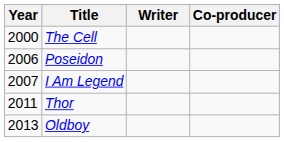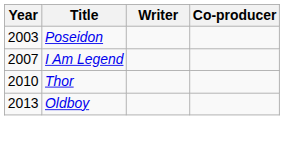- row: (71, 37)
(23, 59) 2006 -> (23, 37) 2003
(23, 103) 2011 -> (23, 81) 2010
